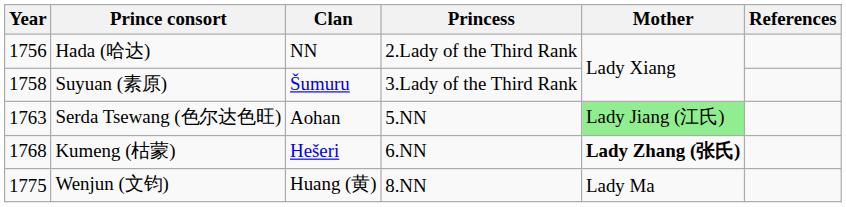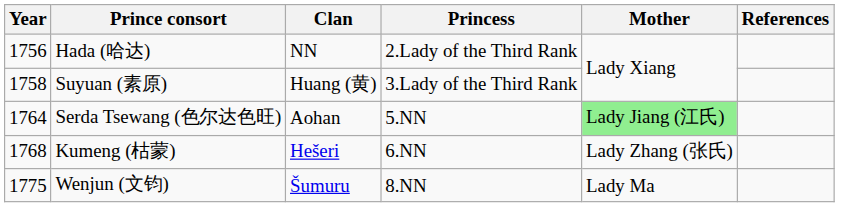(320, 84) Šumuru -> (333, 84) Huang (黄)
(28, 118) 1763 -> (28, 118) 1764
(663, 151) bold -> (659, 151) normal
(333, 184) Huang (黄) -> (320, 185) Šumuru
